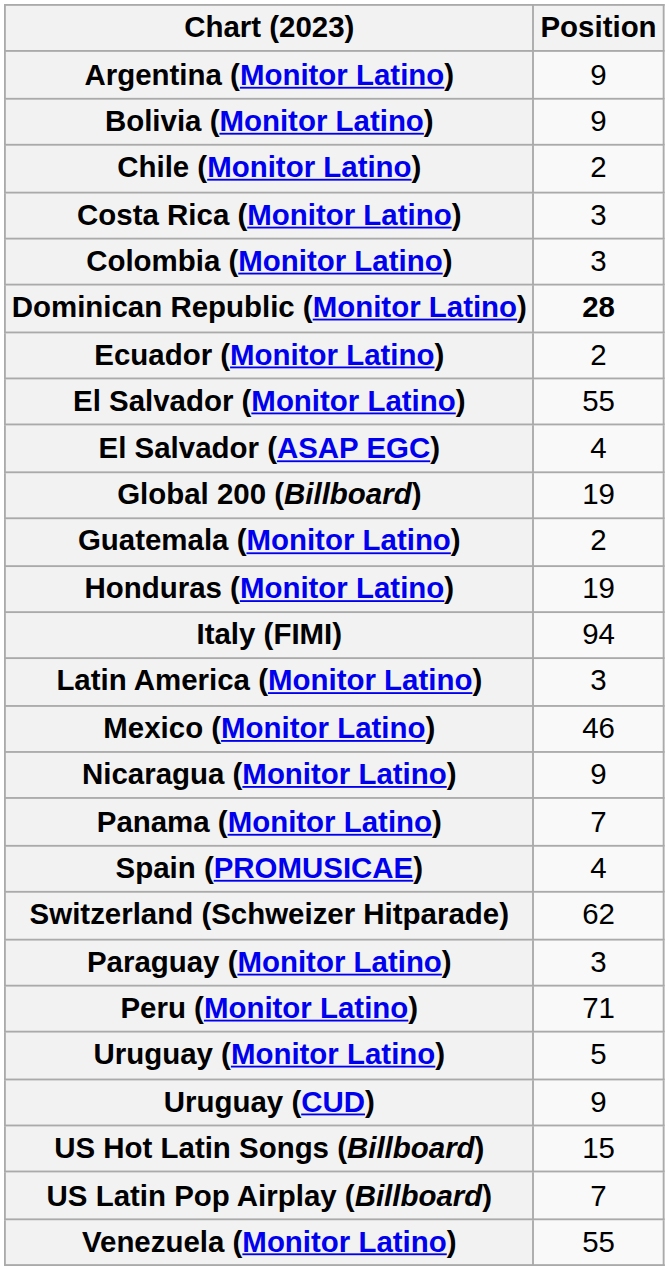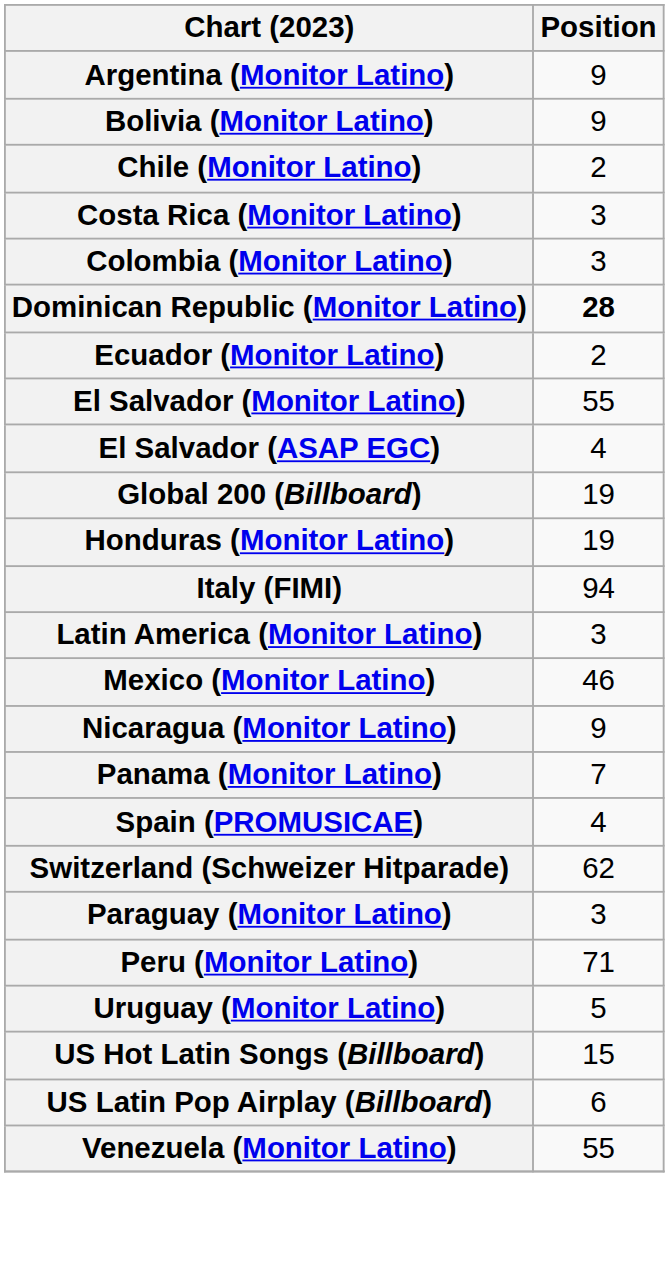- row: (269, 541)
- row: (269, 1101)
(599, 1195) 7 -> (599, 1101) 6
